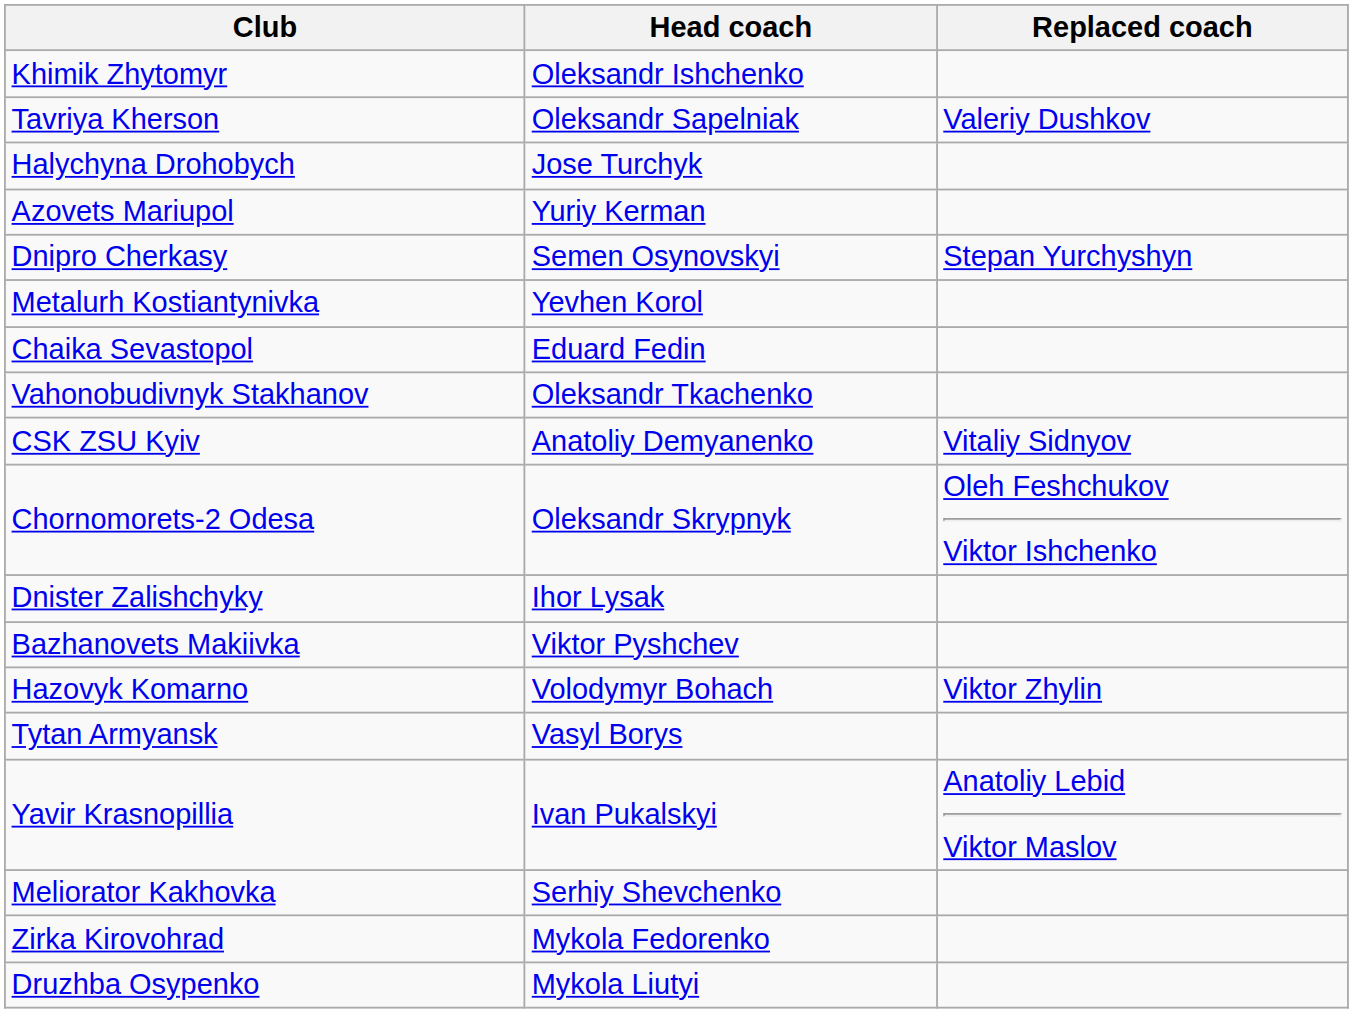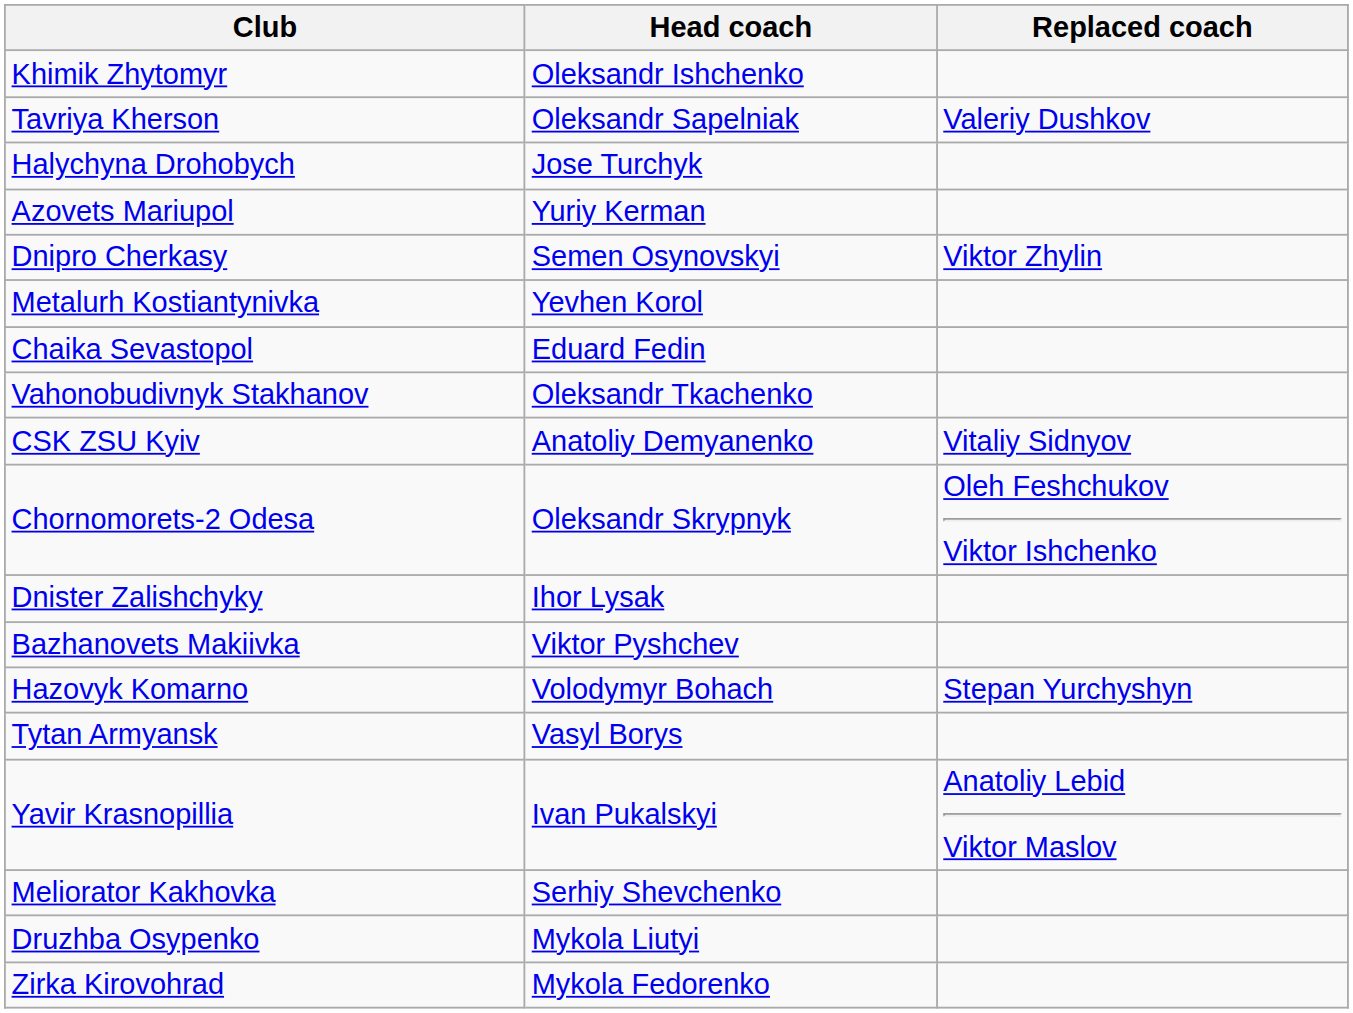(1068, 257) Stepan Yurchyshyn -> (1023, 257) Viktor Zhylin
(1023, 689) Viktor Zhylin -> (1068, 689) Stepan Yurchyshyn
rows swapped: (118, 938) <-> (136, 984)
